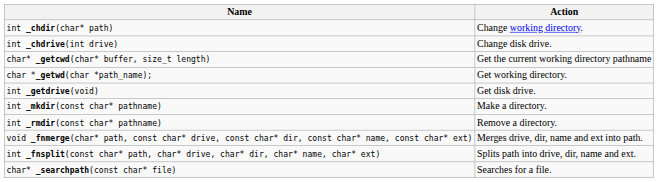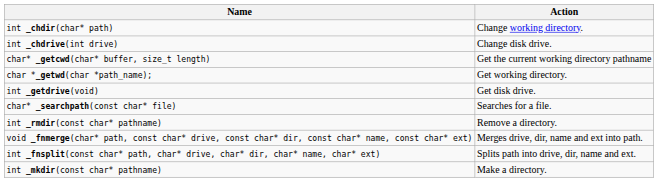rows swapped: (84, 107) <-> (92, 170)
